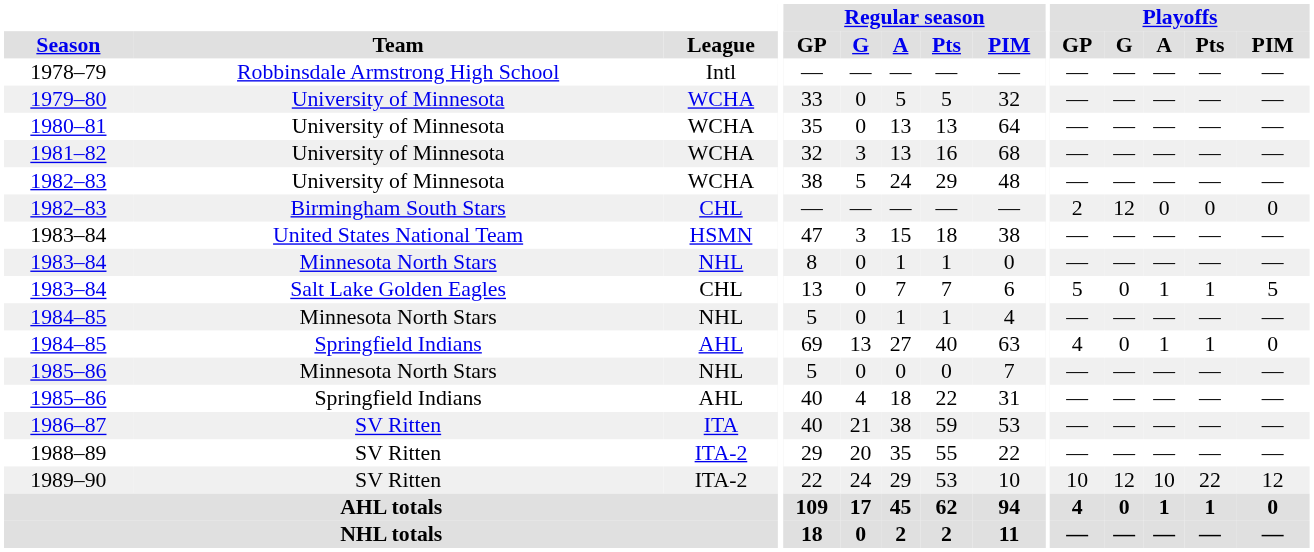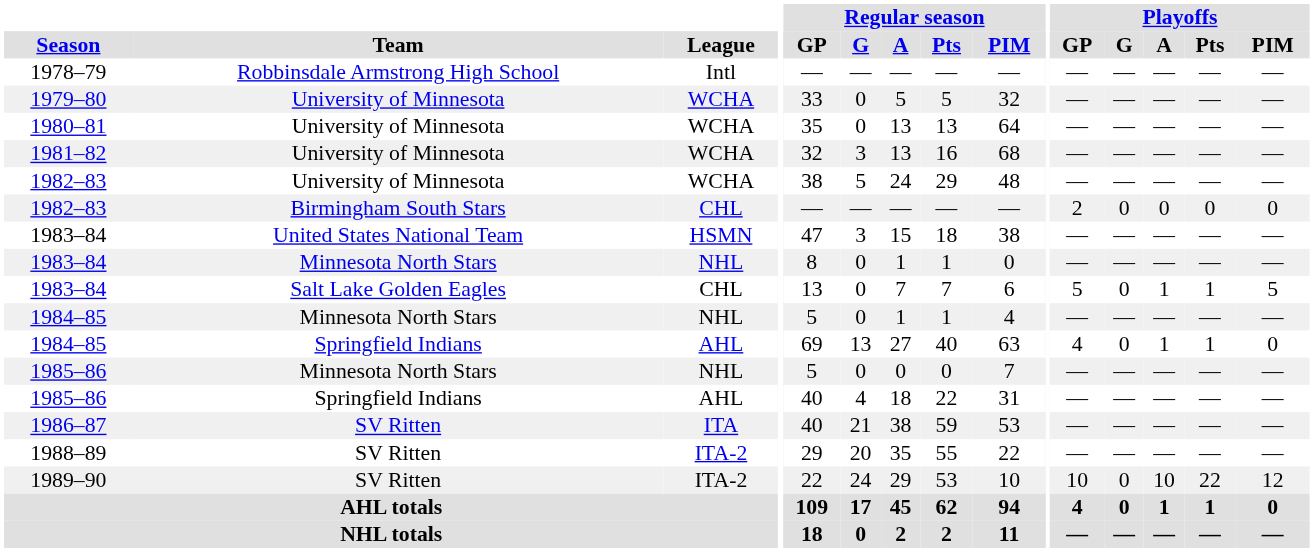(1124, 207) 12 -> (1124, 207) 0
(1124, 479) 12 -> (1124, 479) 0
